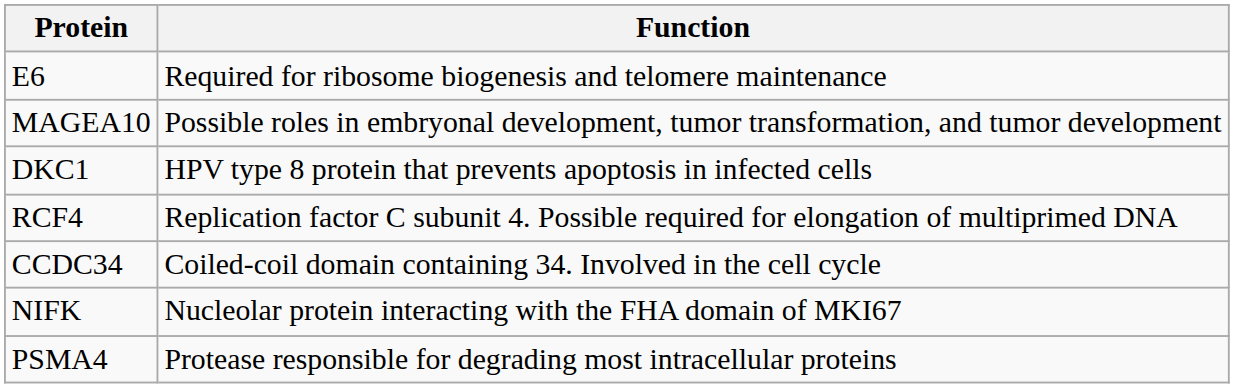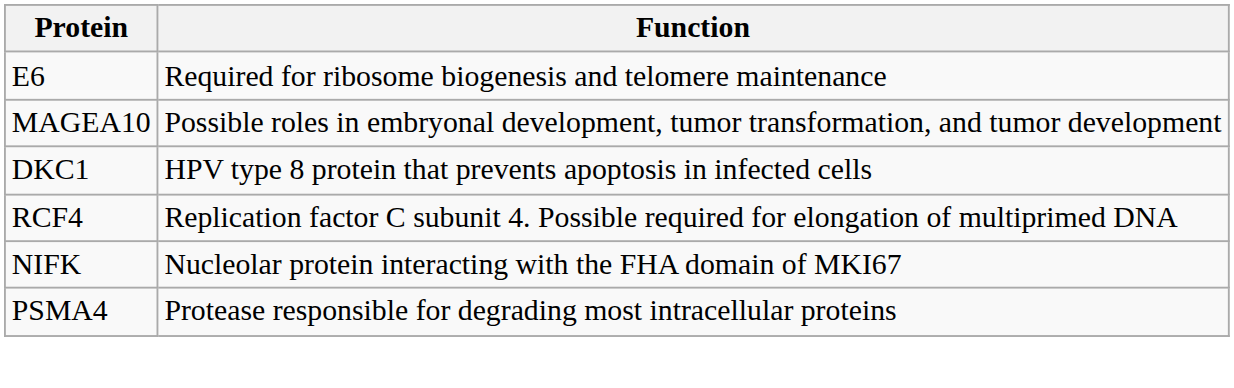- row: (67, 264)
